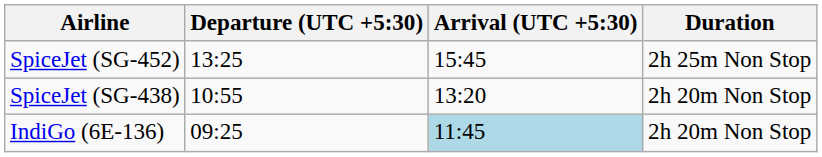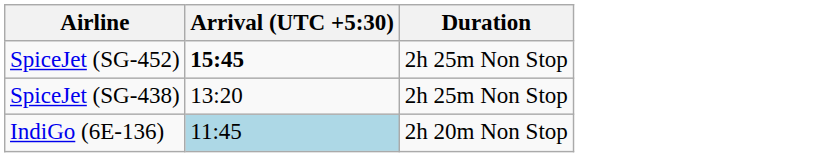- column: (307, 22)
(460, 59) normal -> (217, 59) bold
(730, 95) 2h 20m Non Stop -> (486, 95) 2h 25m Non Stop
